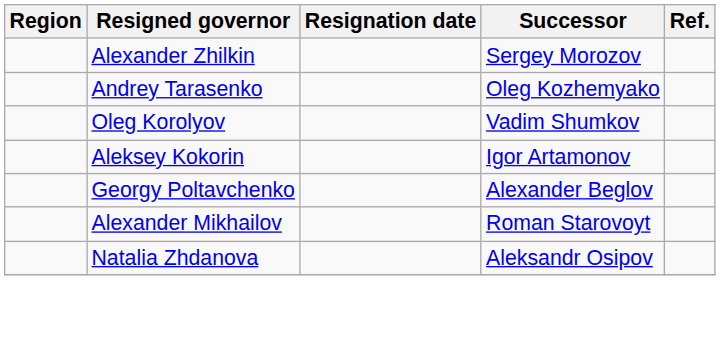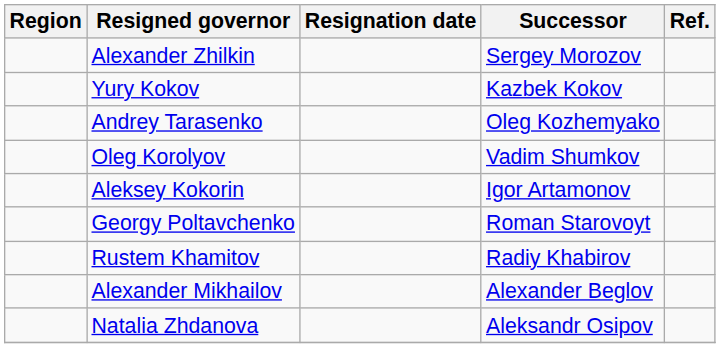+ row: (145, 88)
(569, 190) Alexander Beglov -> (568, 223) Roman Starovoyt
+ row: (175, 257)
(568, 223) Roman Starovoyt -> (569, 291) Alexander Beglov
